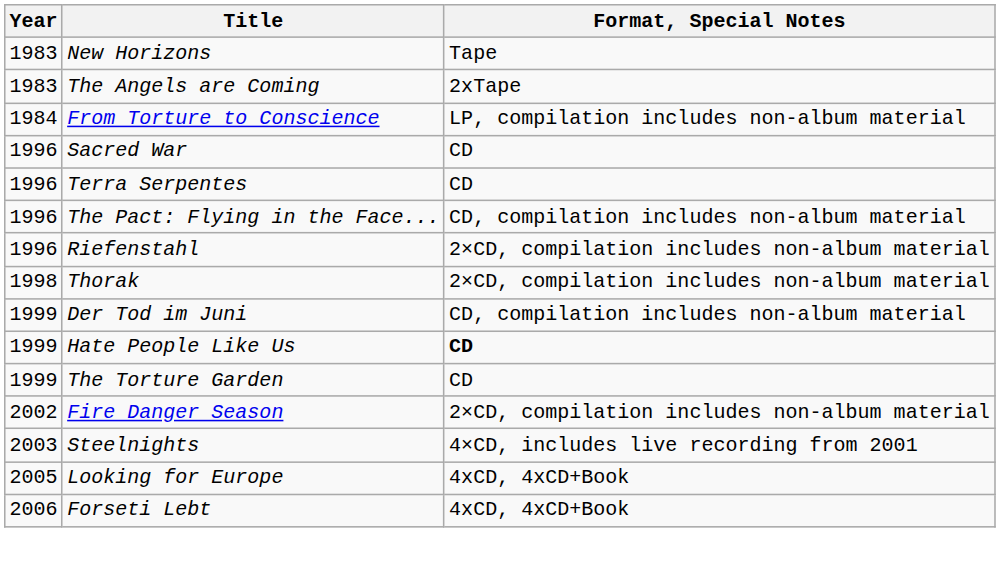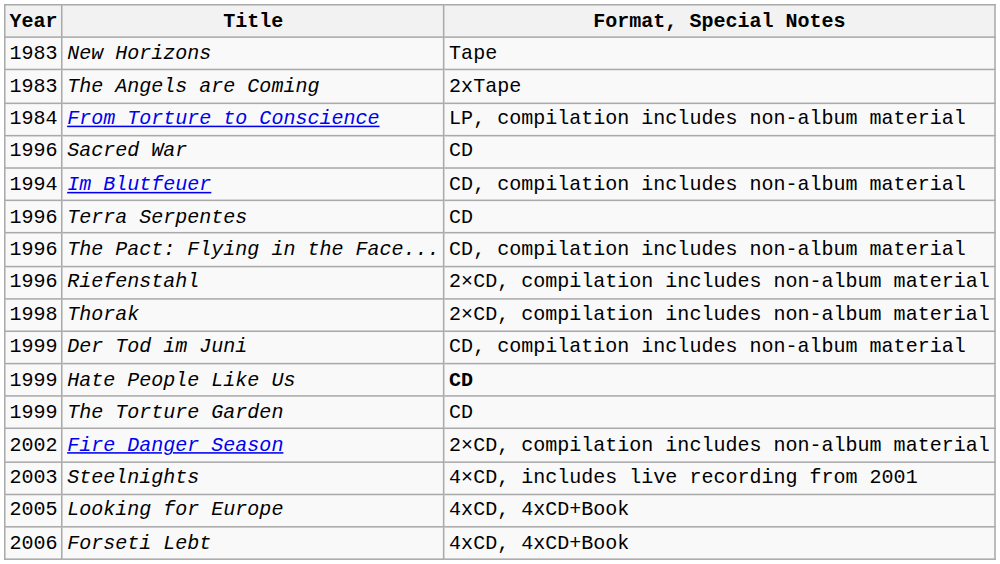+ row: (139, 184)
